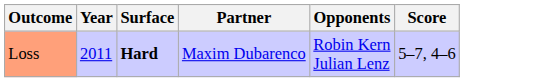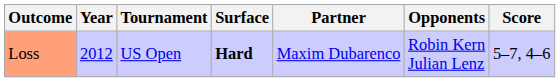+ column: (164, 17)
(96, 53) 2011 -> (96, 53) 2012
